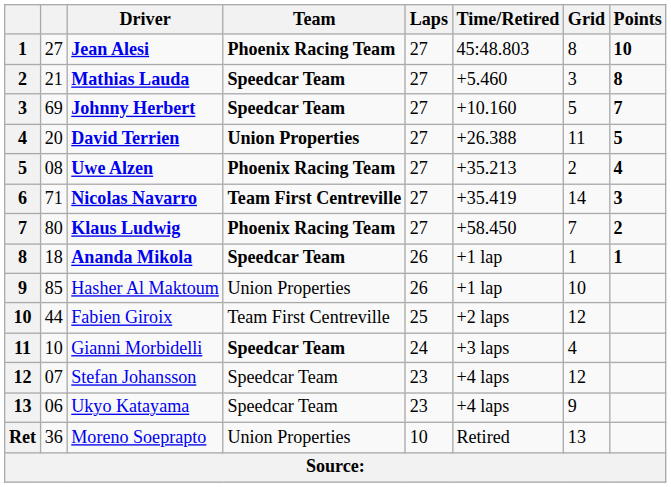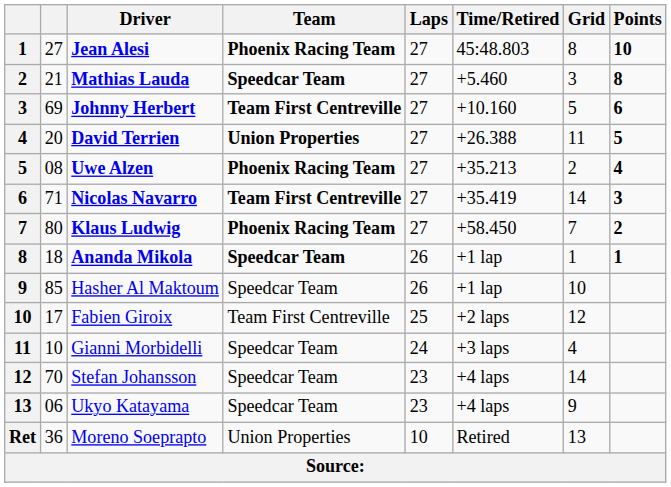(286, 108) Speedcar Team -> (314, 108) Team First Centreville
(618, 108) 7 -> (618, 108) 6
(289, 287) Union Properties -> (283, 287) Speedcar Team
(54, 317) 44 -> (54, 317) 17
(286, 347) bold -> (283, 347) normal
(54, 377) 07 -> (54, 377) 70
(577, 377) 12 -> (577, 377) 14
